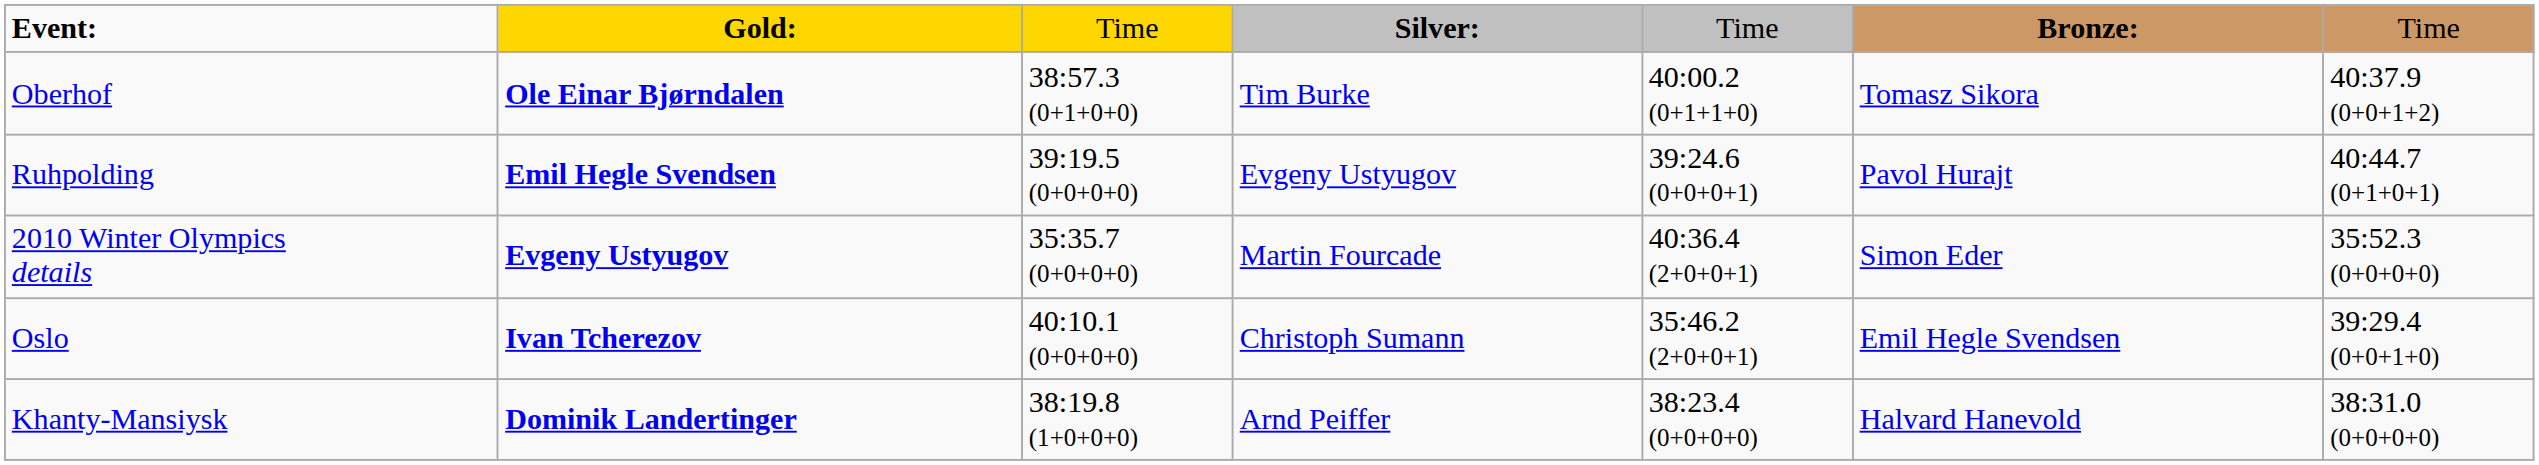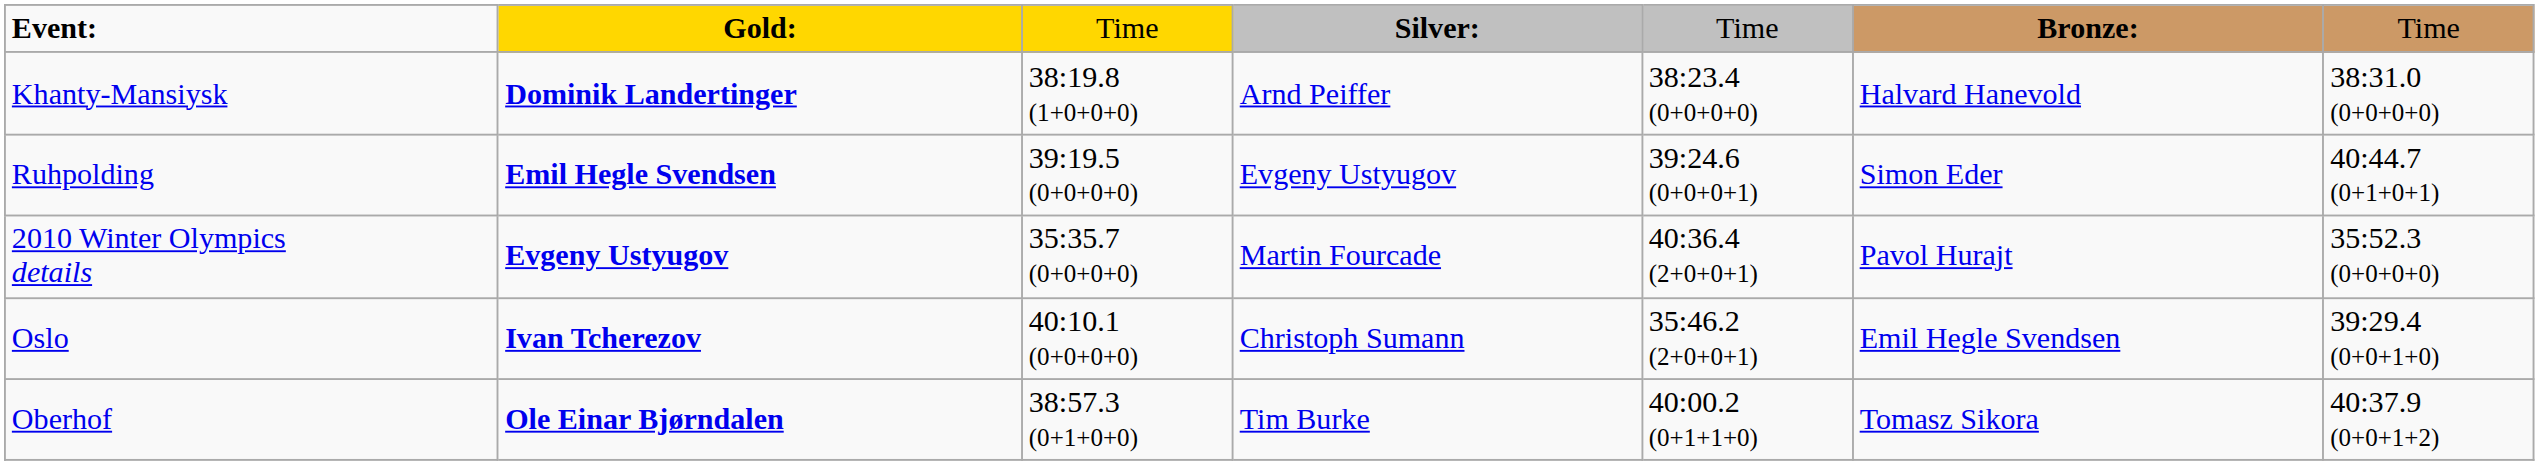rows swapped: (62, 92) <-> (120, 419)
(1936, 174) Pavol Hurajt -> (1931, 174) Simon Eder
(1931, 256) Simon Eder -> (1936, 256) Pavol Hurajt
